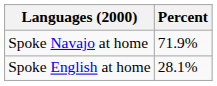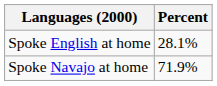rows swapped: (78, 43) <-> (79, 68)
